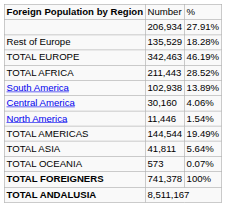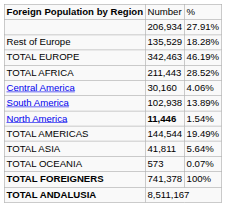rows swapped: (38, 88) <-> (41, 103)
(162, 118) normal -> (162, 118) bold
